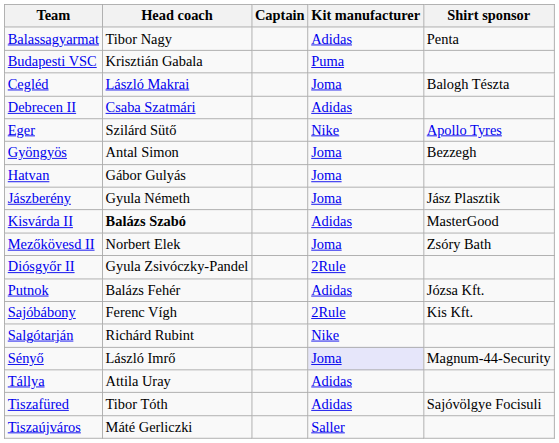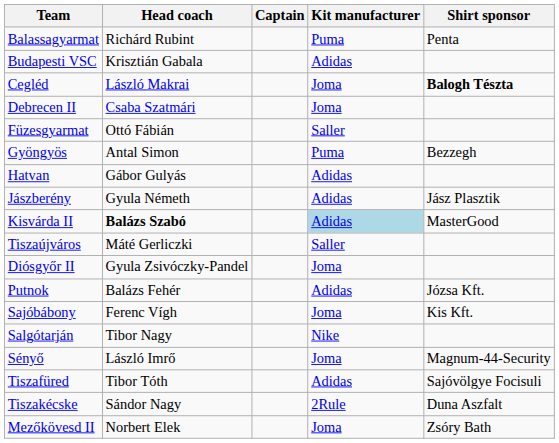(139, 38) Tibor Nagy -> (150, 38) Richárd Rubint
(332, 38) Adidas -> (328, 38) Puma
(328, 61) Puma -> (332, 61) Adidas
(468, 84) normal -> (470, 84) bold
(332, 107) Adidas -> (326, 107) Joma
- row: (21, 130)
+ row: (48, 130)
(326, 152) Joma -> (328, 152) Puma
(326, 175) Joma -> (332, 175) Adidas
(326, 198) Joma -> (332, 198) Adidas
(332, 221) no background -> (332, 221) lightblue background
rows swapped: (51, 244) <-> (44, 426)
(328, 267) 2Rule -> (326, 267) Joma
(328, 312) 2Rule -> (326, 312) Joma
(150, 335) Richárd Rubint -> (139, 335) Tibor Nagy
(326, 358) lavender background -> (326, 358) no background
- row: (26, 381)
+ row: (43, 404)
